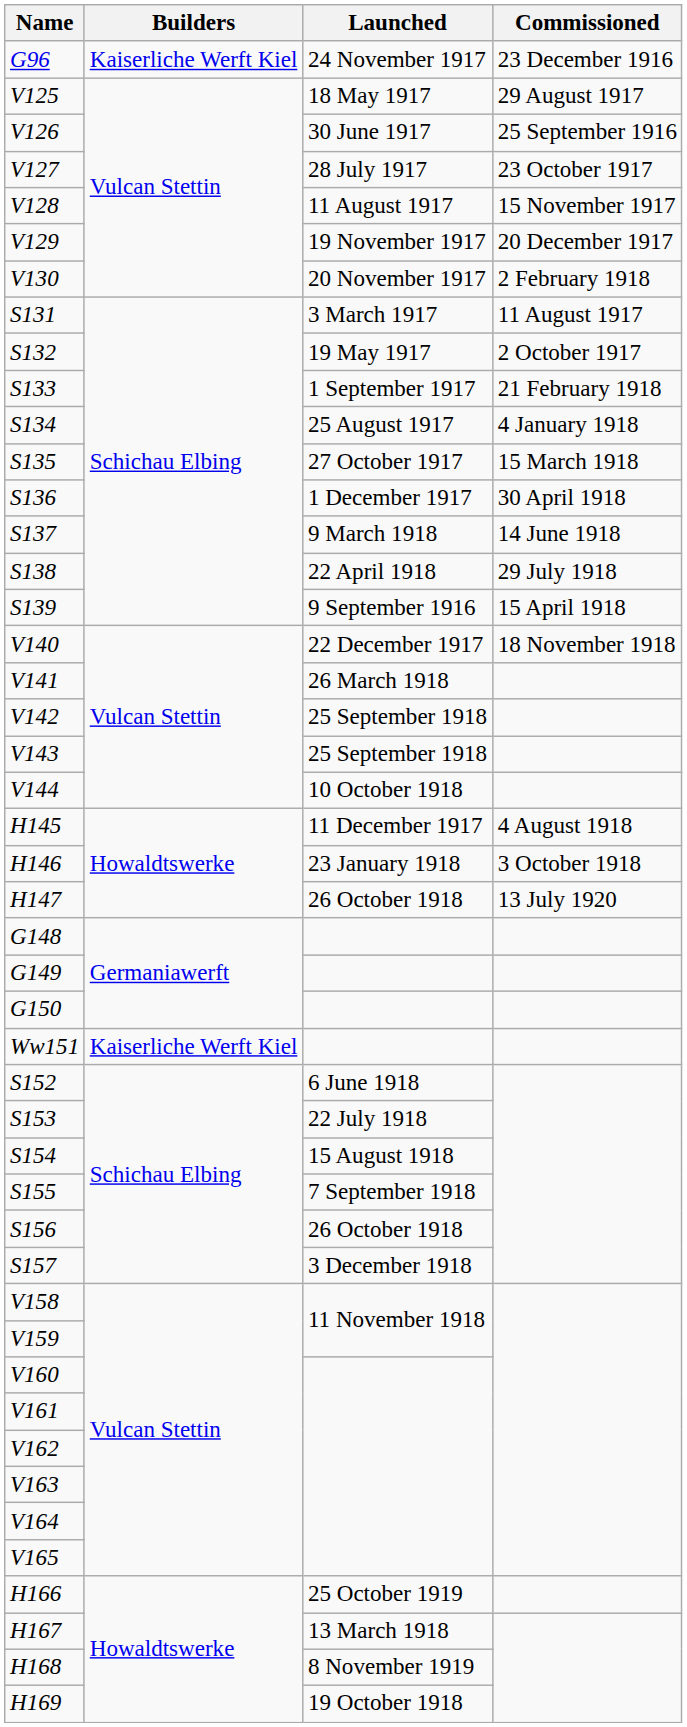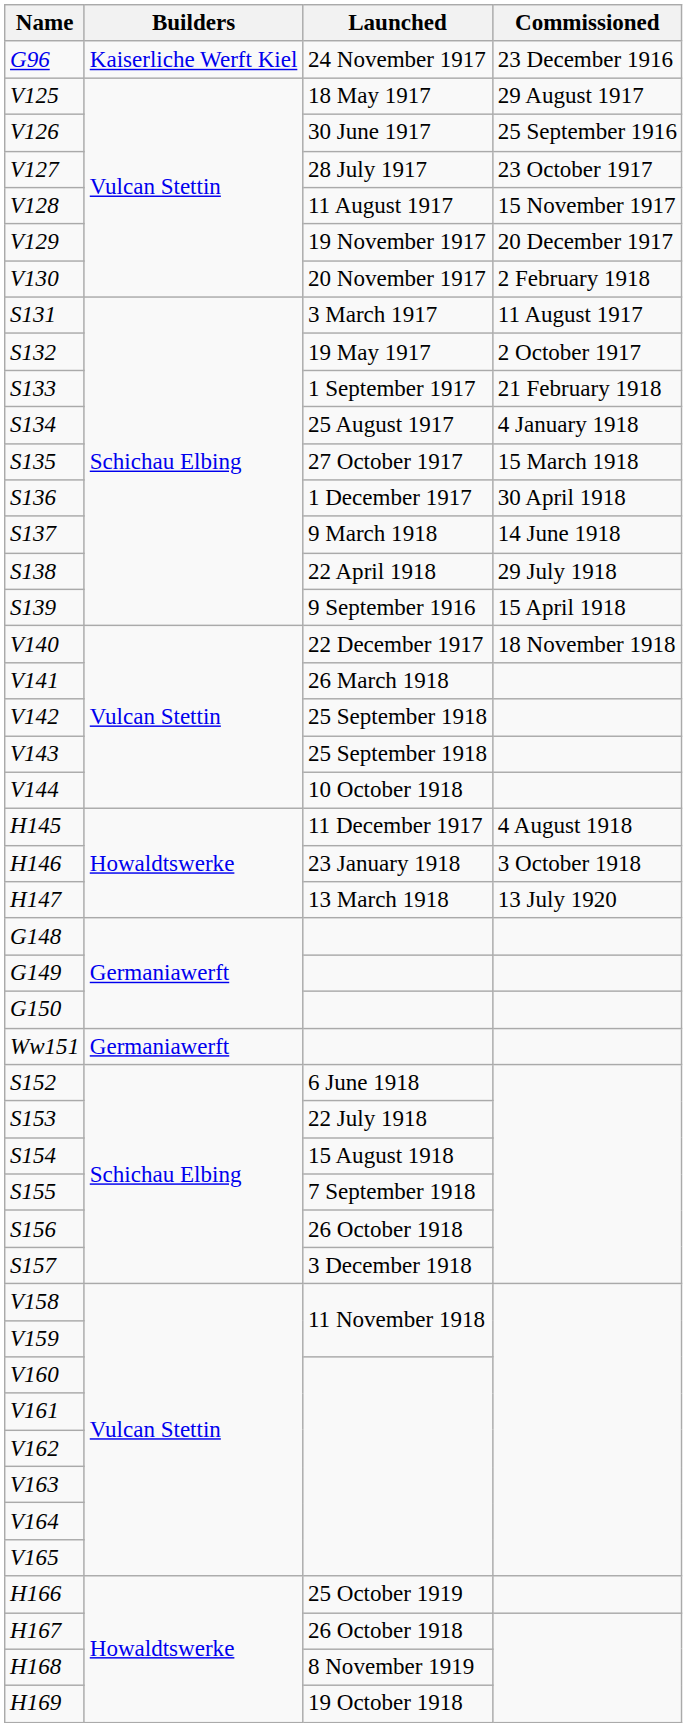(385, 899) 26 October 1918 -> (378, 899) 13 March 1918
(194, 1045) Kaiserliche Werft Kiel -> (159, 1045) Germaniawerft
(378, 1630) 13 March 1918 -> (385, 1630) 26 October 1918
